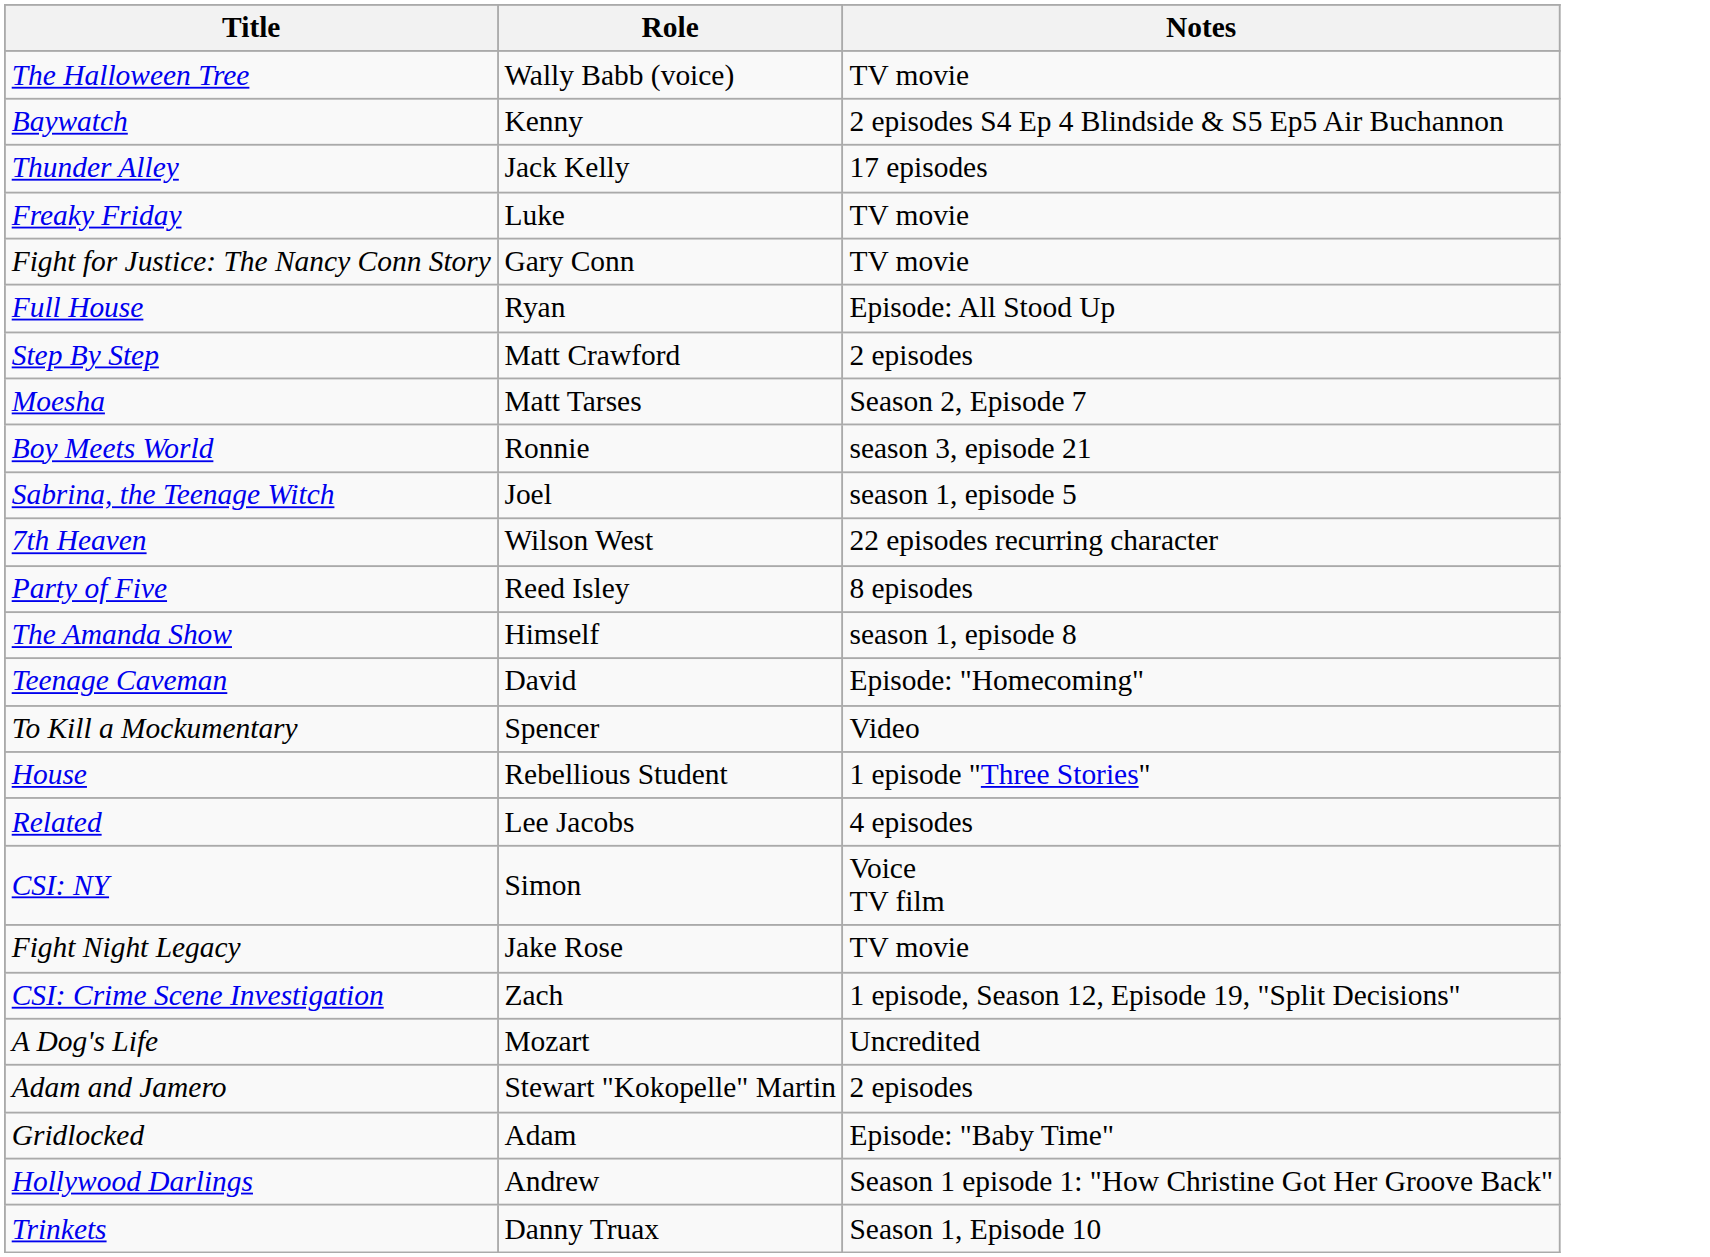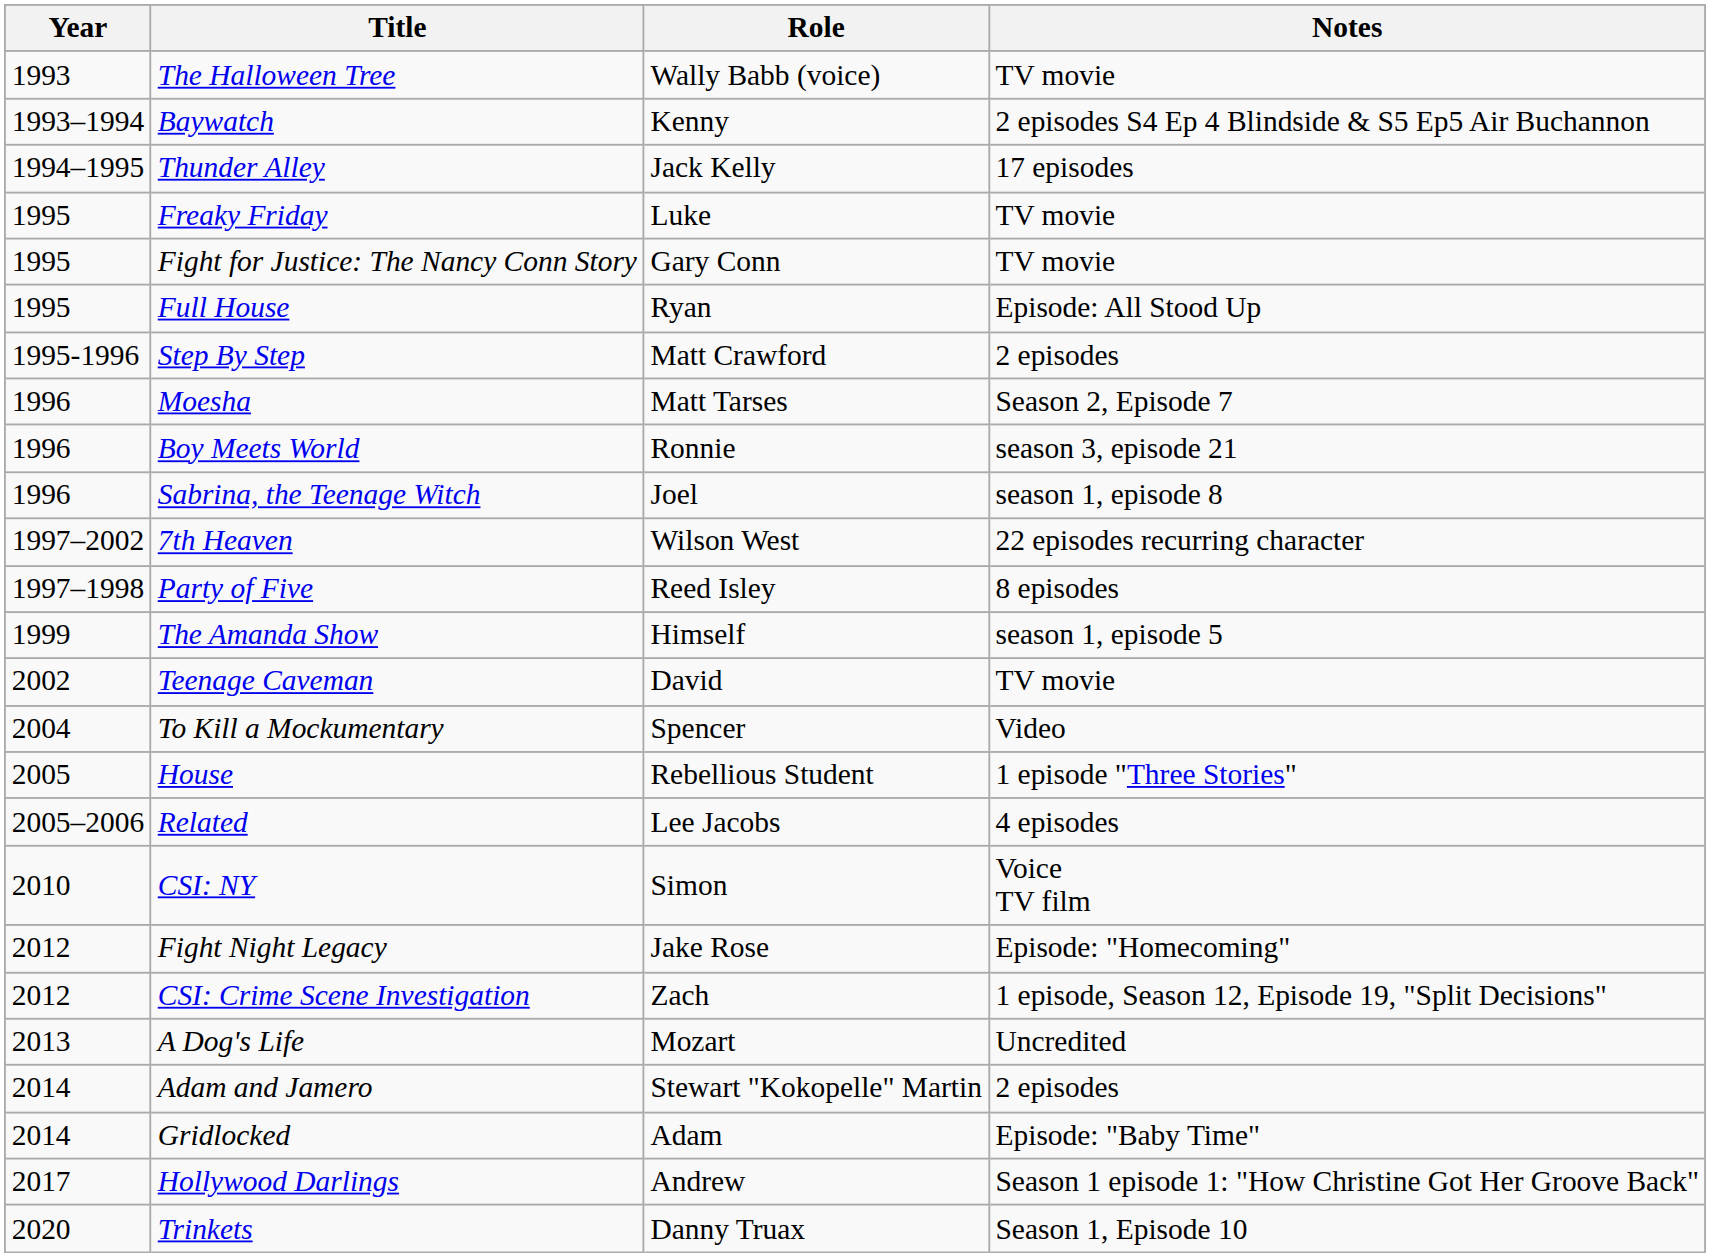+ column: (78, 27)
(963, 494) season 1, episode 5 -> (1109, 494) season 1, episode 8
(963, 634) season 1, episode 8 -> (1109, 634) season 1, episode 5
(997, 681) Episode: "Homecoming" -> (1055, 681) TV movie
(909, 948) TV movie -> (1143, 948) Episode: "Homecoming"
